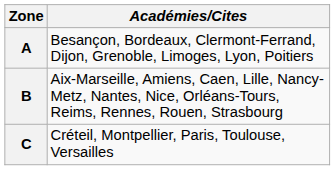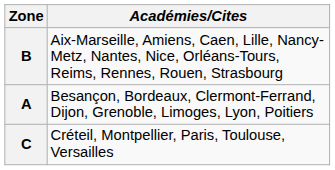rows swapped: (26, 47) <-> (26, 96)
